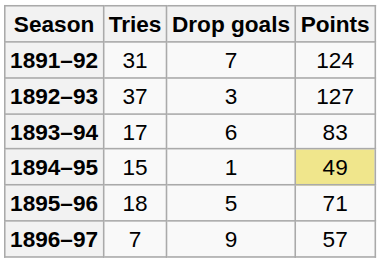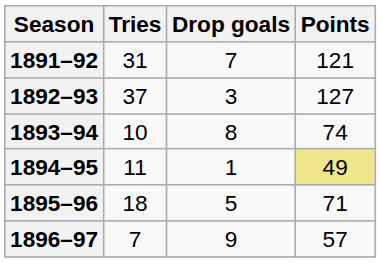(335, 60) 124 -> (335, 60) 121
(135, 131) 17 -> (135, 131) 10
(231, 131) 6 -> (231, 131) 8
(335, 131) 83 -> (335, 131) 74
(135, 167) 15 -> (135, 167) 11
